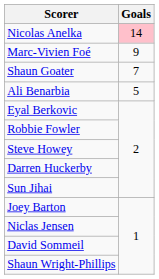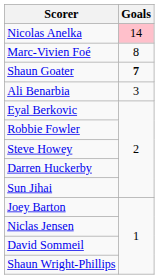(136, 52) 9 -> (136, 52) 8
(136, 71) normal -> (136, 71) bold
(136, 91) 5 -> (136, 91) 3
